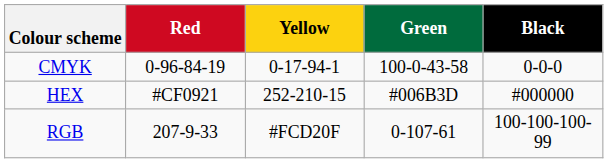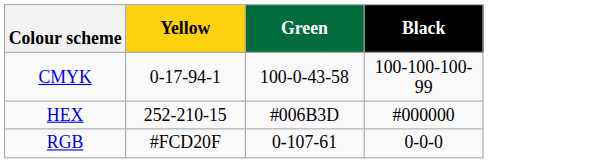- column: (185, 28)
(543, 66) 0-0-0 -> (424, 76) 100-100-100-99
(543, 133) 100-100-100-99 -> (424, 143) 0-0-0
